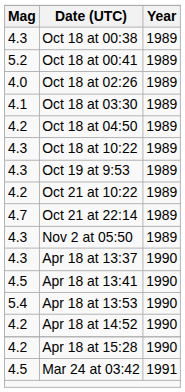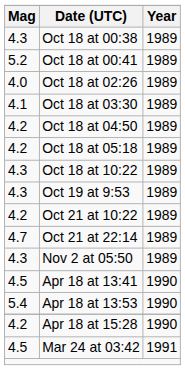+ row: (18, 148)
- row: (18, 259)
- row: (18, 325)
